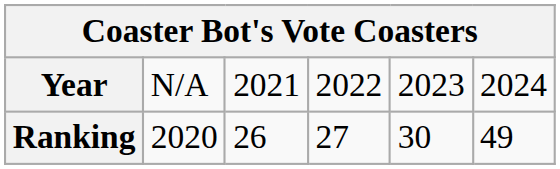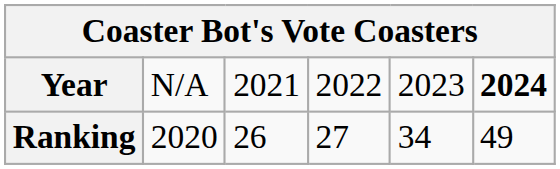(513, 84) normal -> (513, 84) bold
(414, 137) 30 -> (414, 137) 34
